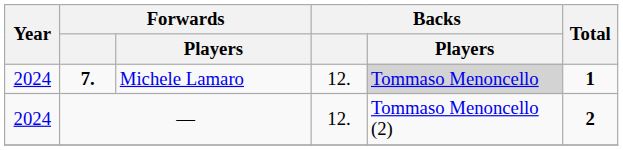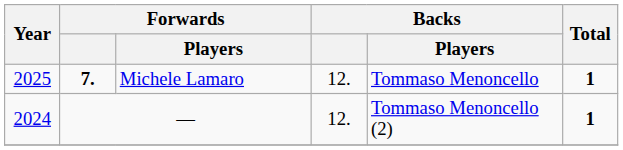(32, 78) 2024 -> (32, 78) 2025
(455, 78) lightgrey background -> (455, 78) no background
(590, 118) 2 -> (590, 118) 1
